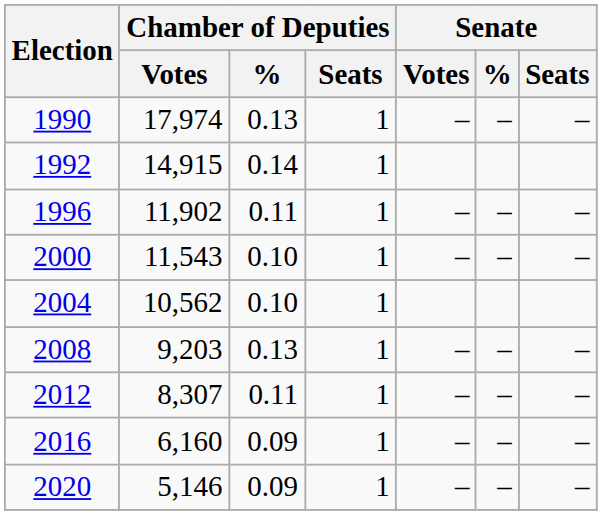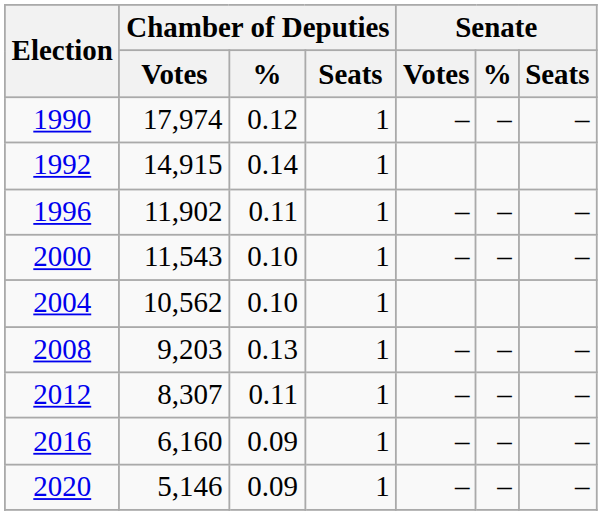(273, 119) 0.13 -> (273, 119) 0.12
